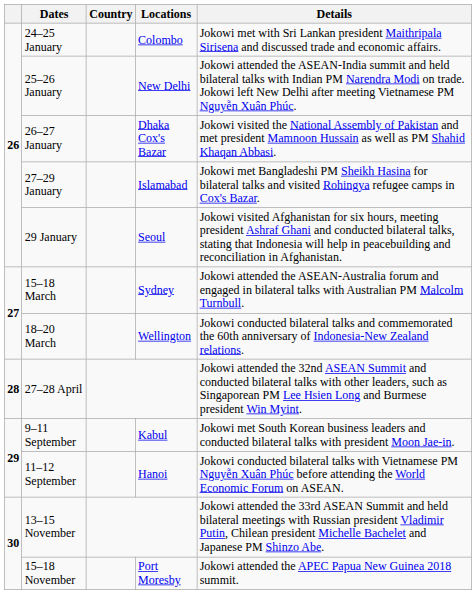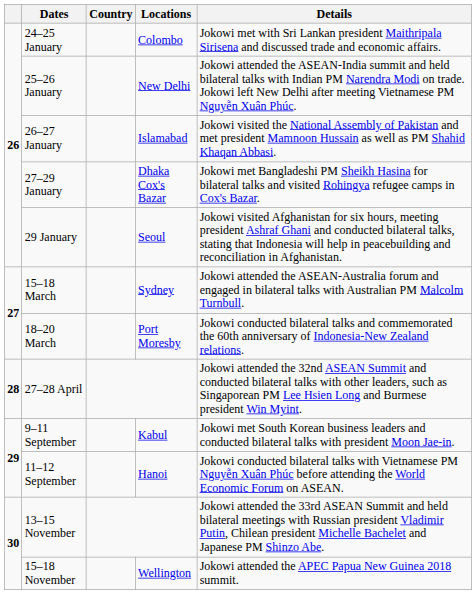(154, 138) Dhaka Cox's Bazar -> (163, 138) Islamabad
(163, 184) Islamabad -> (154, 184) Dhaka Cox's Bazar
(165, 336) Wellington -> (159, 336) Port Moresby
(159, 573) Port Moresby -> (165, 573) Wellington
